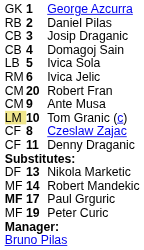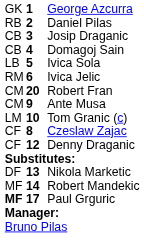(13, 118) khaki background -> (13, 118) no background
(32, 145) 11 -> (33, 145) 12
- row: (78, 213)
